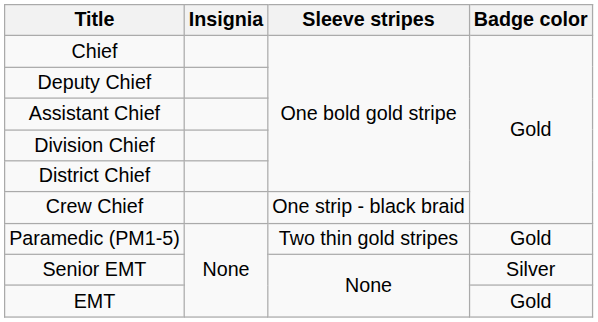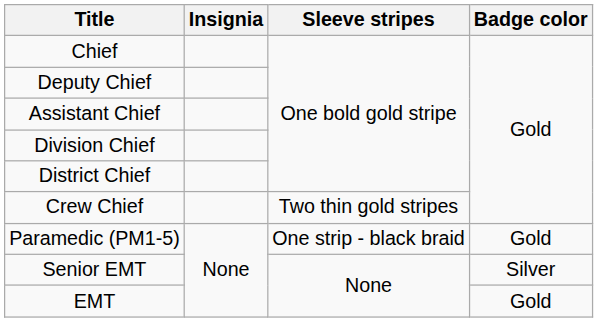(369, 207) One strip - black braid -> (369, 207) Two thin gold stripes
(369, 238) Two thin gold stripes -> (369, 238) One strip - black braid
